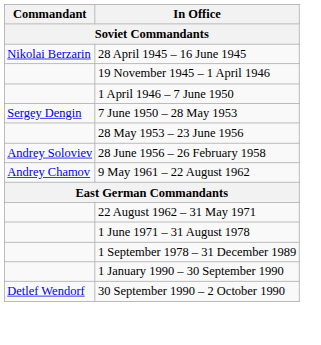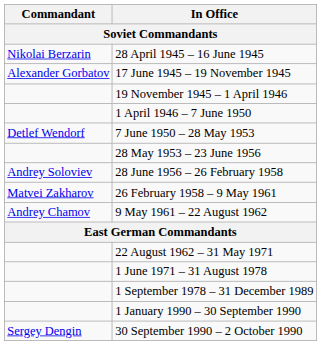+ row: (203, 73)
(44, 113) Sergey Dengin -> (46, 133) Detlef Wendorf
+ row: (196, 192)
(46, 291) Detlef Wendorf -> (44, 331) Sergey Dengin
